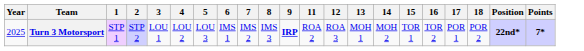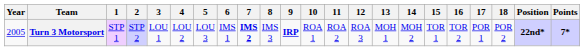+ column: (313, 11)
(16, 32) 2025 -> (16, 32) 2005
(248, 32) normal -> (249, 32) bold
